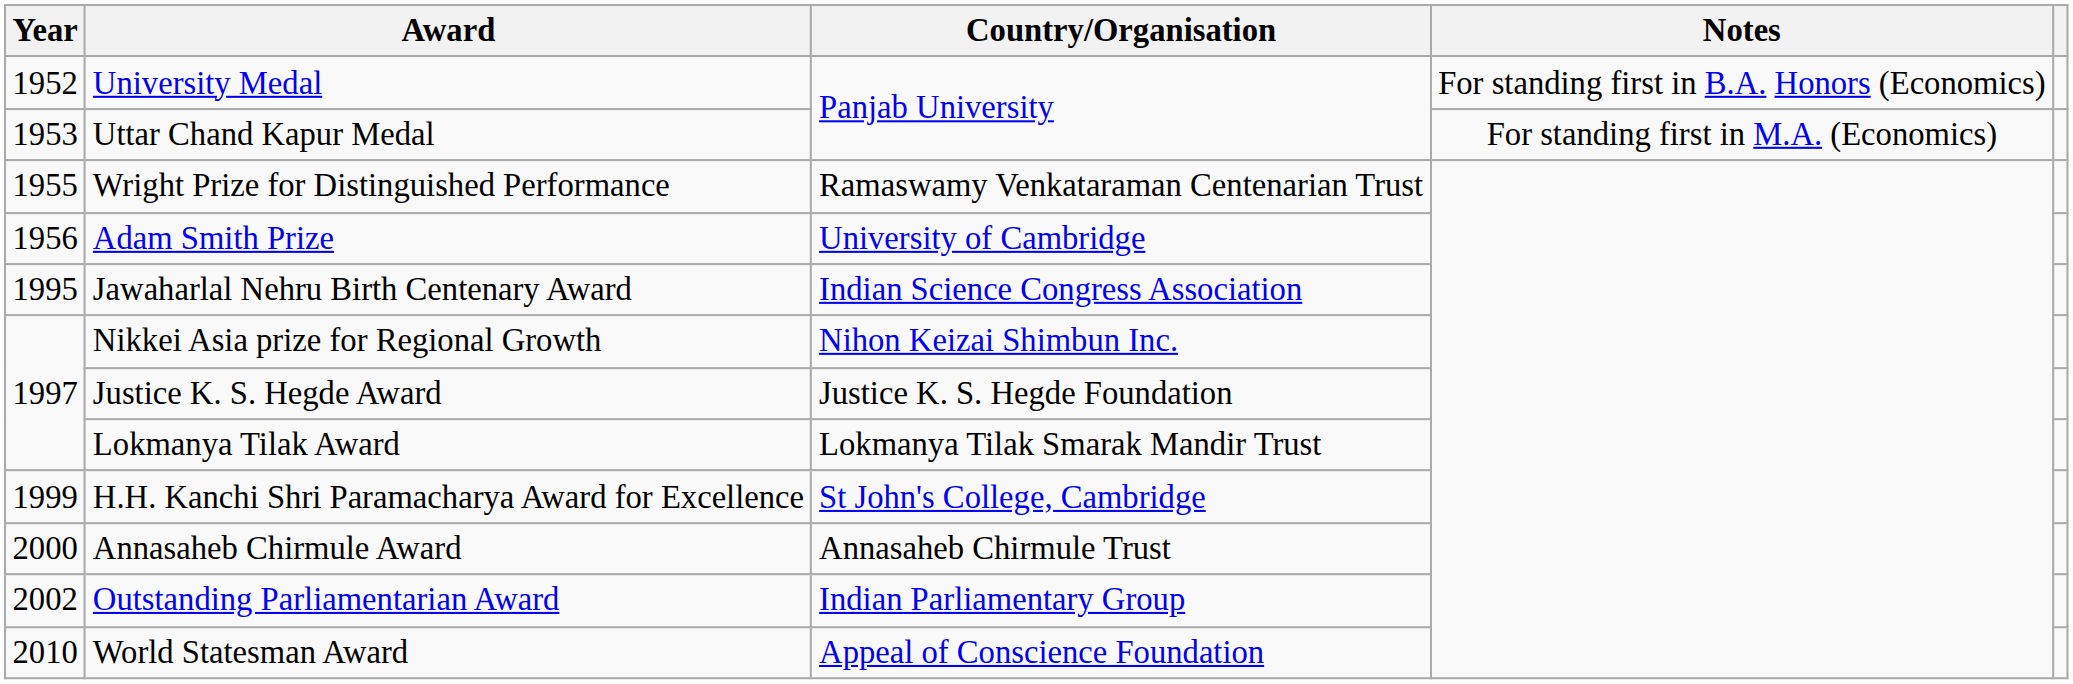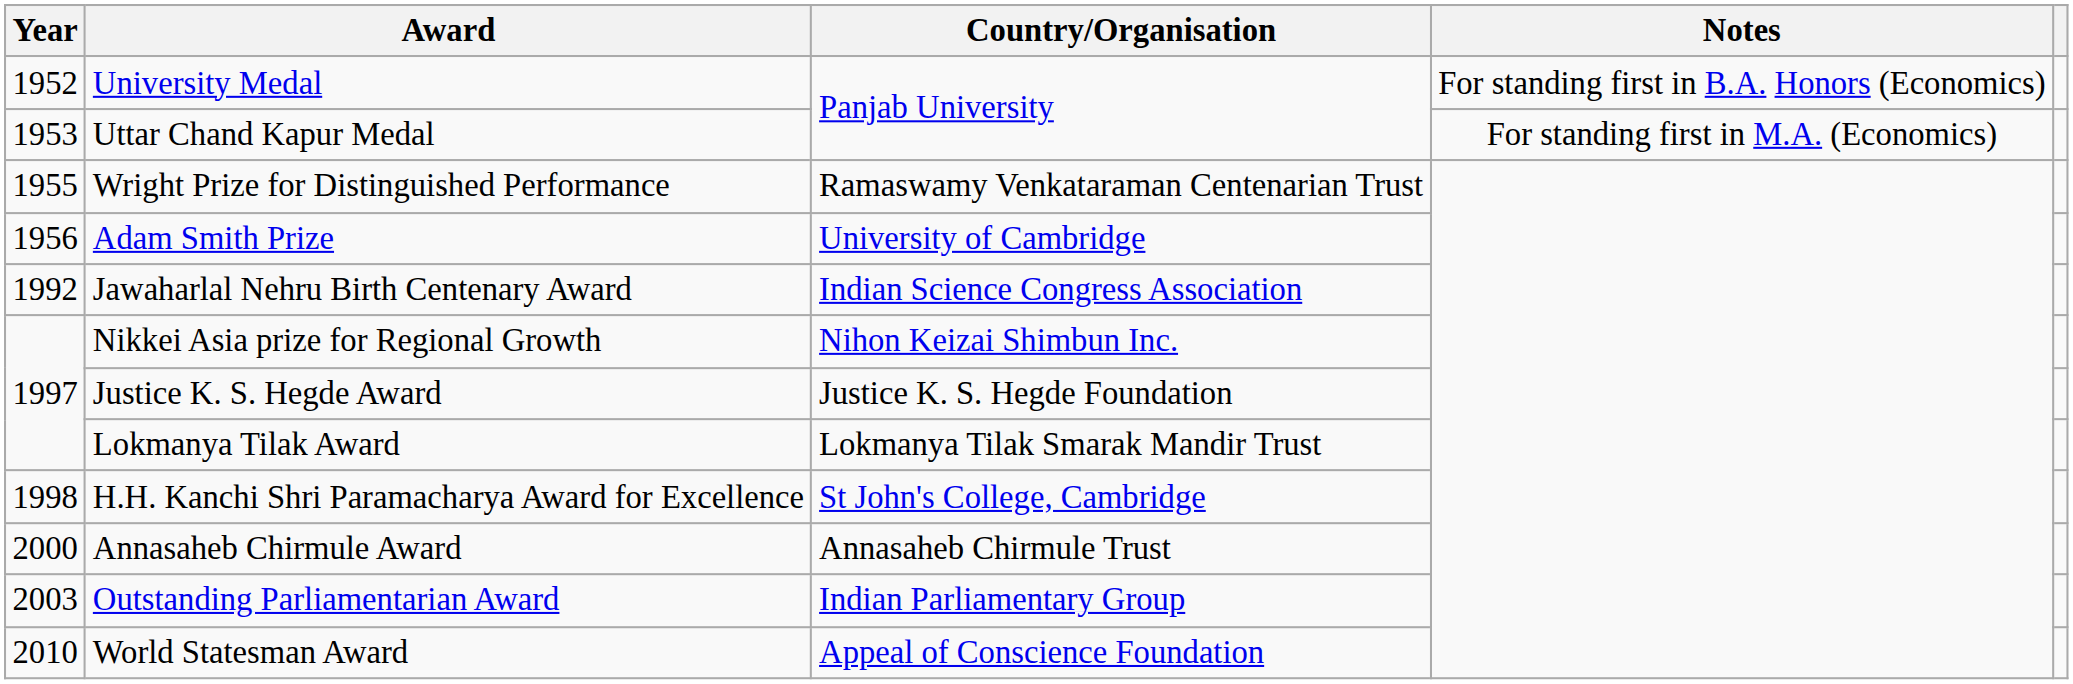(45, 289) 1995 -> (45, 289) 1992
(45, 496) 1999 -> (45, 496) 1998
(45, 599) 2002 -> (45, 599) 2003
